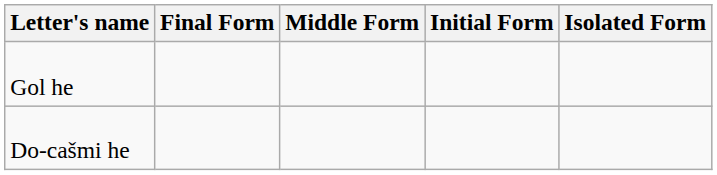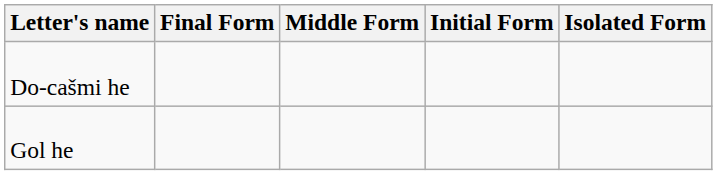rows swapped: (42, 86) <-> (70, 150)
